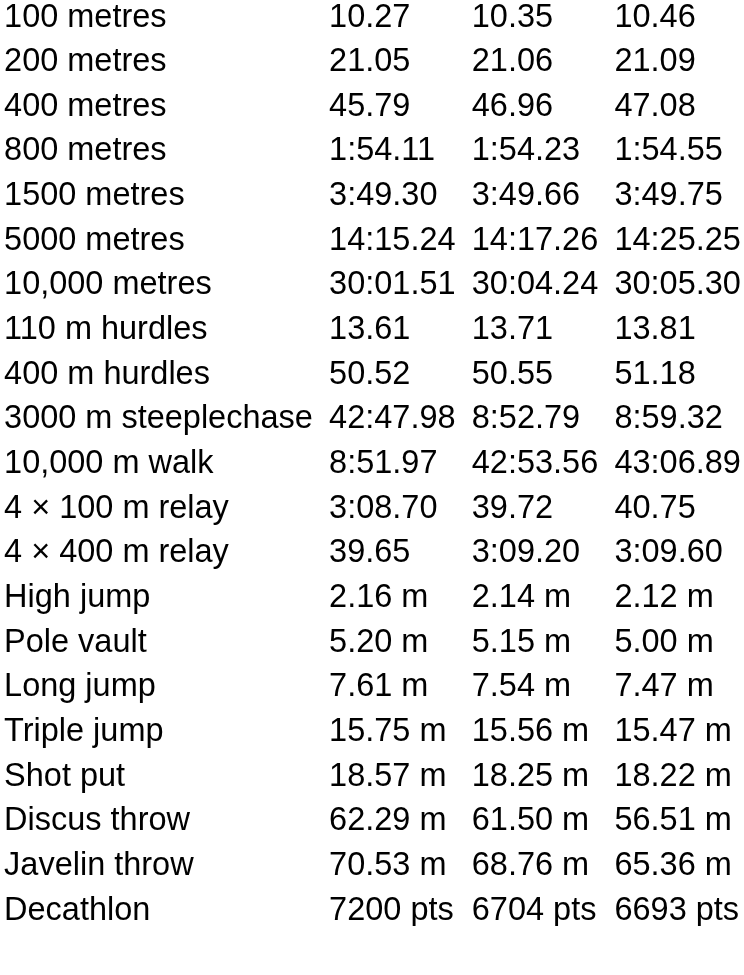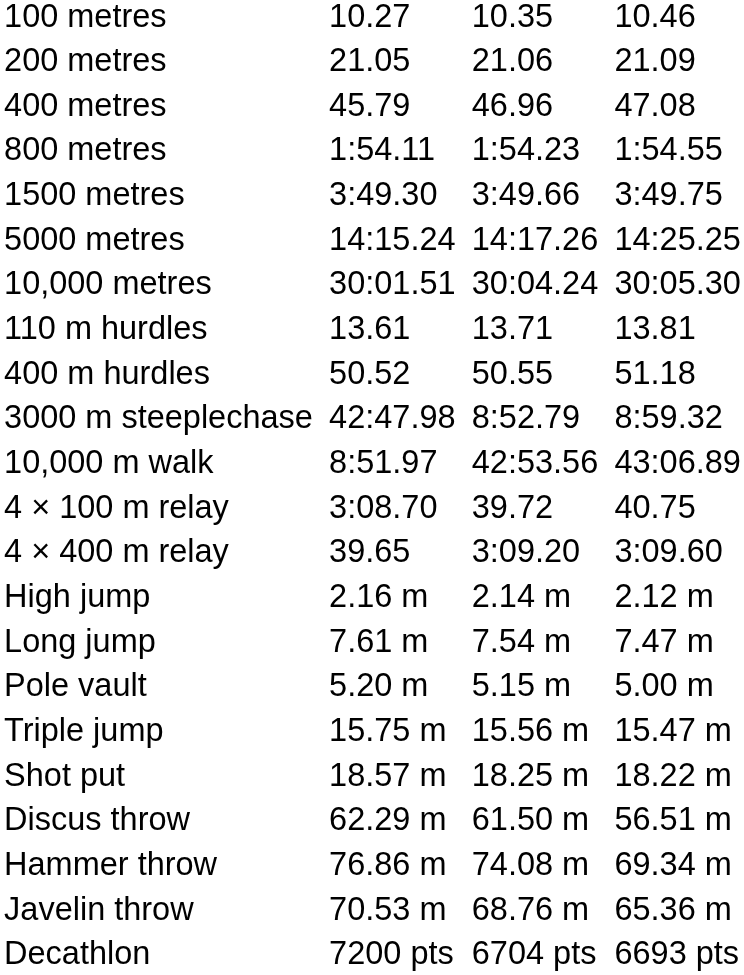rows swapped: (75, 641) <-> (80, 685)
+ row: (111, 864)
